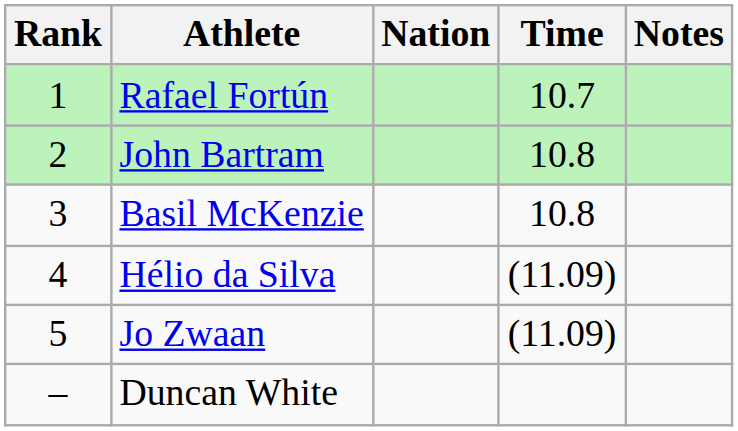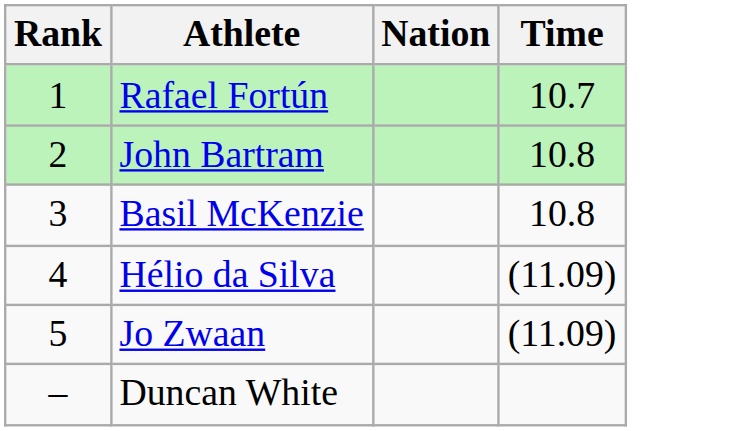- column: (679, 34)
